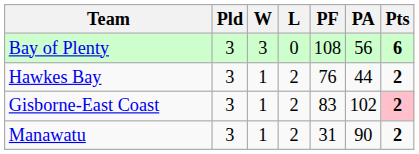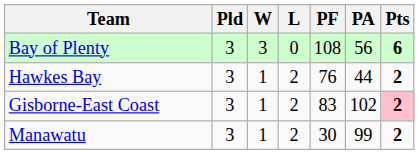(328, 134) 31 -> (328, 134) 30
(363, 134) 90 -> (363, 134) 99
